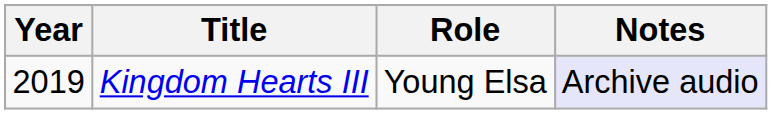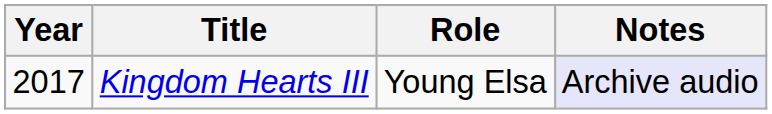(49, 81) 2019 -> (49, 81) 2017
